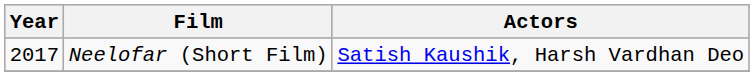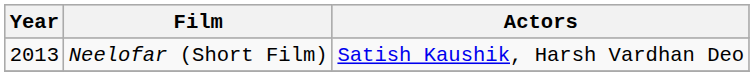(34, 55) 2017 -> (34, 55) 2013
